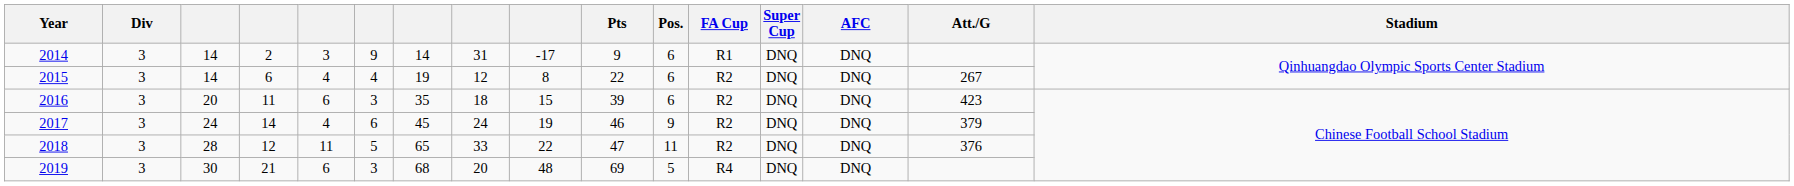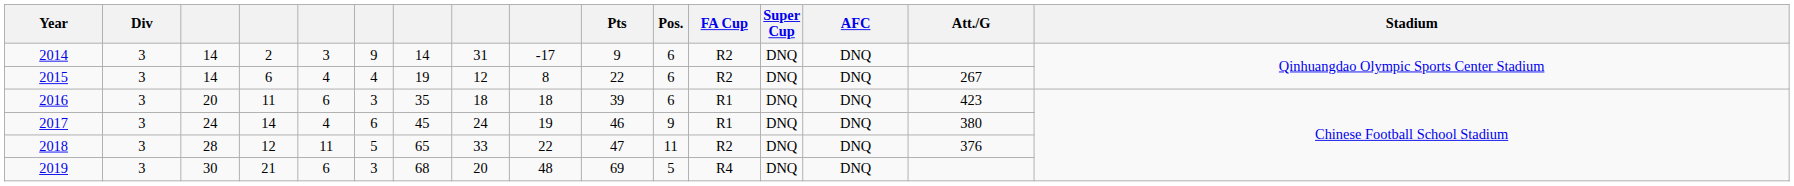(724, 54) R1 -> (724, 54) R2
(545, 100) 15 -> (545, 100) 18
(724, 100) R2 -> (724, 100) R1
(724, 123) R2 -> (724, 123) R1
(971, 123) 379 -> (971, 123) 380
